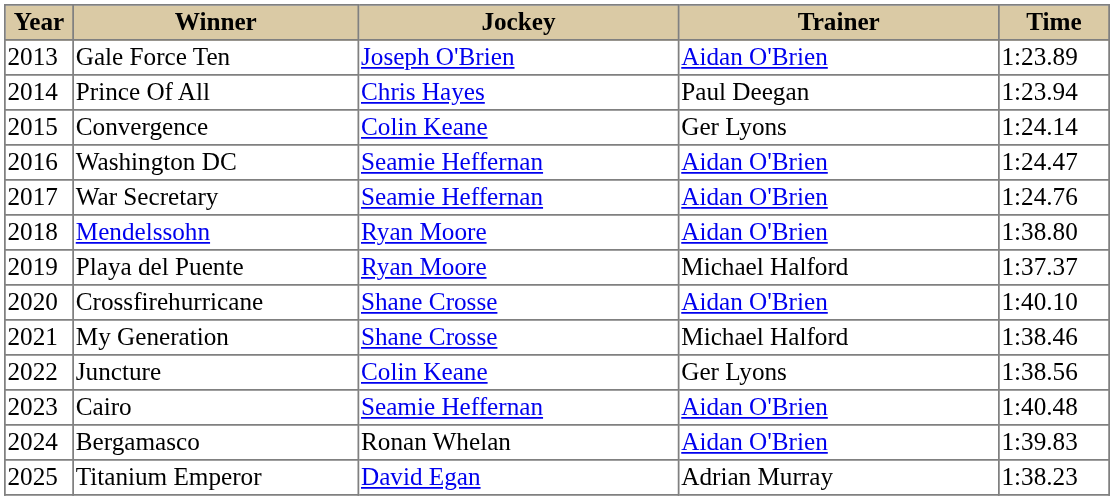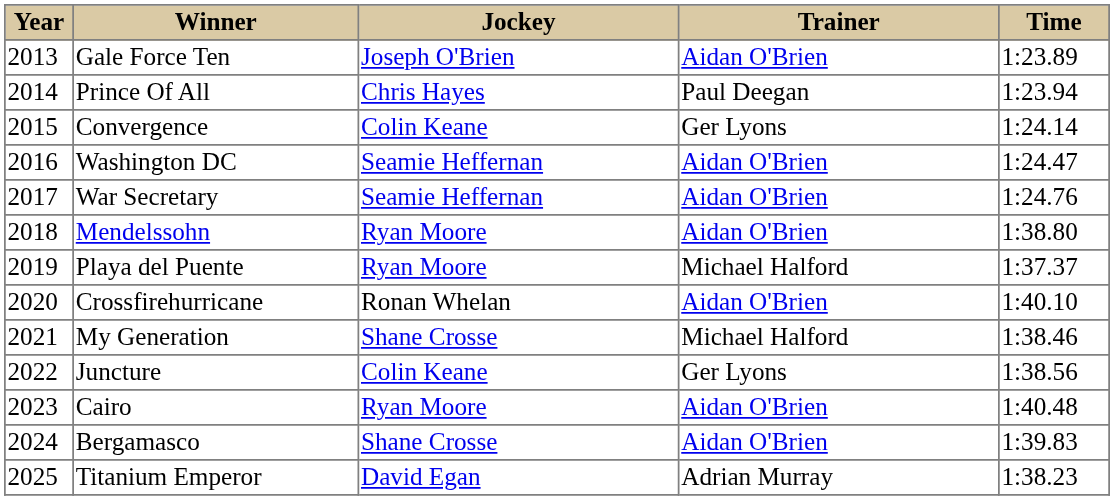(429, 302) Shane Crosse -> (436, 302) Ronan Whelan
(452, 406) Seamie Heffernan -> (424, 406) Ryan Moore
(436, 442) Ronan Whelan -> (429, 442) Shane Crosse
